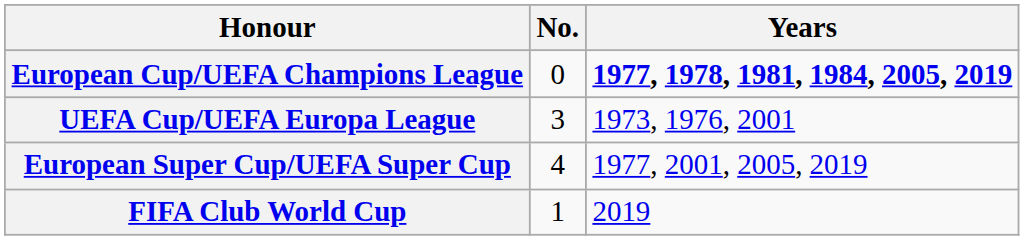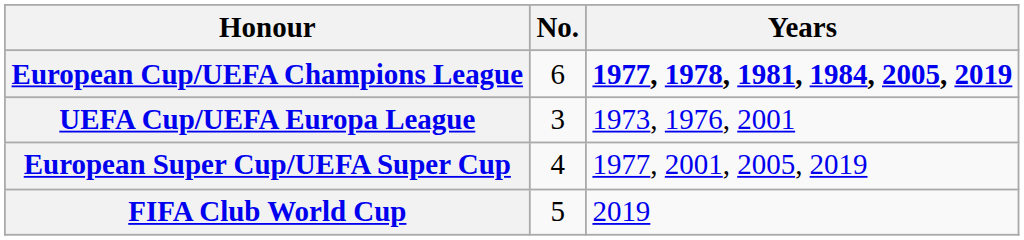(558, 73) 0 -> (558, 73) 6
(558, 211) 1 -> (558, 211) 5
